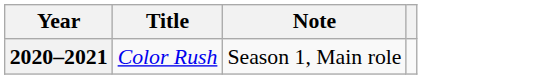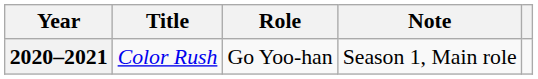+ column: (280, 21)
